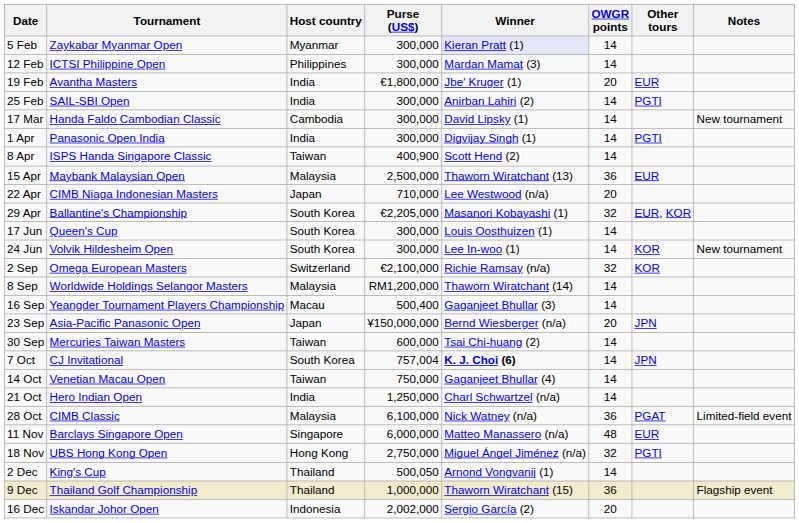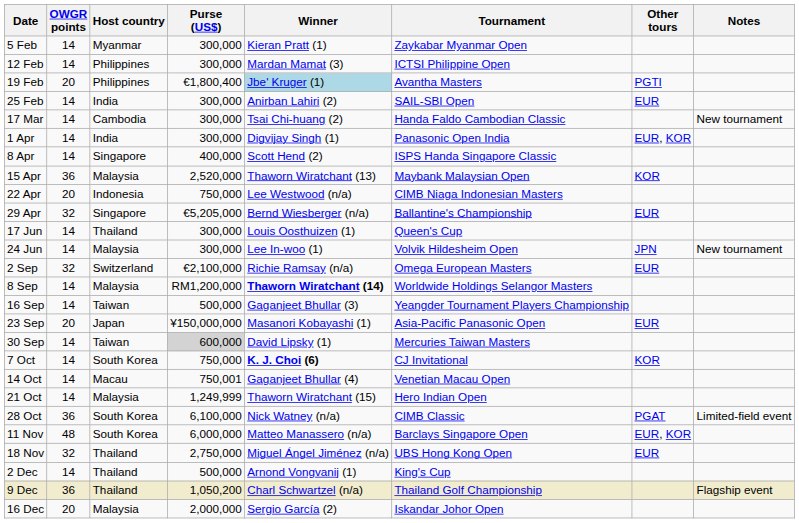columns swapped: (167, 20) <-> (610, 20)
(484, 45) lavender background -> (287, 45) no background
(302, 83) India -> (121, 83) Philippines
(410, 83) €1,800,000 -> (213, 83) €1,800,400
(483, 83) no background -> (286, 83) lightblue background
(647, 83) EUR -> (648, 83) PGTI
(648, 101) PGTI -> (647, 101) EUR
(486, 120) David Lipsky (1) -> (295, 120) Tsai Chi-huang (2)
(648, 138) PGTI -> (663, 138) EUR, KOR
(308, 157) Taiwan -> (119, 157) Singapore
(418, 157) 400,900 -> (221, 157) 400,000
(413, 175) 2,500,000 -> (216, 175) 2,520,000
(647, 175) EUR -> (647, 175) KOR
(306, 194) Japan -> (118, 194) Indonesia
(418, 194) 710,000 -> (221, 194) 750,000
(322, 212) South Korea -> (119, 212) Singapore
(410, 212) €2,205,000 -> (213, 212) €5,205,000
(506, 212) Masanori Kobayashi (1) -> (308, 212) Bernd Wiesberger (n/a)
(663, 212) EUR, KOR -> (647, 212) EUR
(322, 231) South Korea -> (115, 231) Thailand
(322, 249) South Korea -> (116, 249) Malaysia
(647, 249) KOR -> (646, 249) JPN
(647, 268) KOR -> (647, 268) EUR
(509, 286) normal -> (315, 286) bold
(307, 305) Macau -> (111, 305) Taiwan
(418, 305) 500,400 -> (221, 305) 500,000
(505, 323) Bernd Wiesberger (n/a) -> (309, 323) Masanori Kobayashi (1)
(646, 323) JPN -> (647, 323) EUR
(418, 342) no background -> (221, 342) lightgrey background
(492, 342) Tsai Chi-huang (2) -> (289, 342) David Lipsky (1)
(418, 360) 757,004 -> (221, 360) 750,000
(646, 360) JPN -> (647, 360) KOR
(308, 379) Taiwan -> (110, 379) Macau
(418, 379) 750,000 -> (221, 379) 750,001
(302, 397) India -> (116, 397) Malaysia
(413, 397) 1,250,000 -> (216, 397) 1,249,999
(502, 397) Charl Schwartzel (n/a) -> (312, 397) Thaworn Wiratchant (15)
(313, 416) Malaysia -> (125, 416) South Korea
(316, 435) Singapore -> (125, 435) South Korea
(647, 435) EUR -> (663, 435) EUR, KOR
(319, 453) Hong Kong -> (115, 453) Thailand
(648, 453) PGTI -> (647, 453) EUR
(418, 472) 500,050 -> (221, 472) 500,000
(413, 490) 1,000,000 -> (216, 490) 1,050,200
(509, 490) Thaworn Wiratchant (15) -> (305, 490) Charl Schwartzel (n/a)
(315, 509) Indonesia -> (116, 509) Malaysia
(413, 509) 2,002,000 -> (216, 509) 2,000,000
